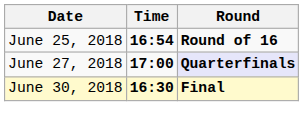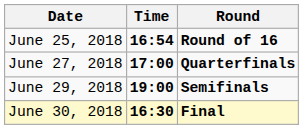(238, 64) lavender background -> (238, 64) no background
+ row: (65, 88)
